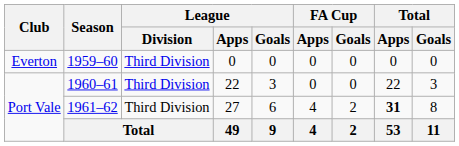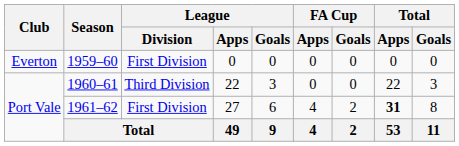(167, 61) Third Division -> (167, 61) First Division
(167, 107) Third Division -> (167, 107) First Division
